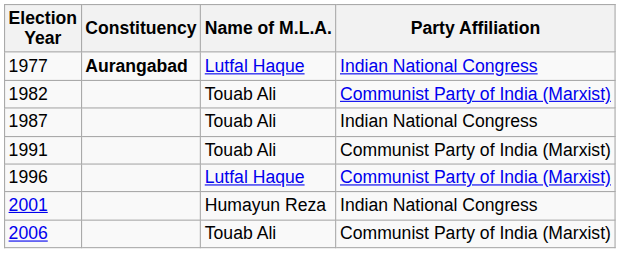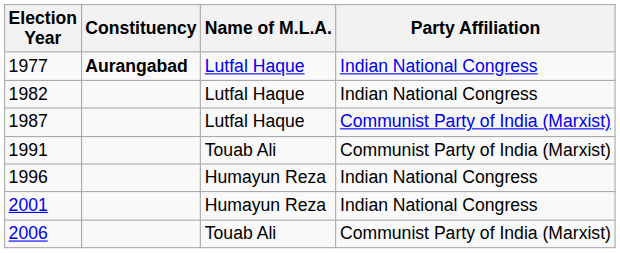(240, 94) Touab Ali -> (255, 94) Lutfal Haque
(475, 94) Communist Party of India (Marxist) -> (439, 94) Indian National Congress
(240, 121) Touab Ali -> (255, 121) Lutfal Haque
(439, 121) Indian National Congress -> (475, 121) Communist Party of India (Marxist)
(255, 177) Lutfal Haque -> (265, 177) Humayun Reza
(475, 177) Communist Party of India (Marxist) -> (439, 177) Indian National Congress
